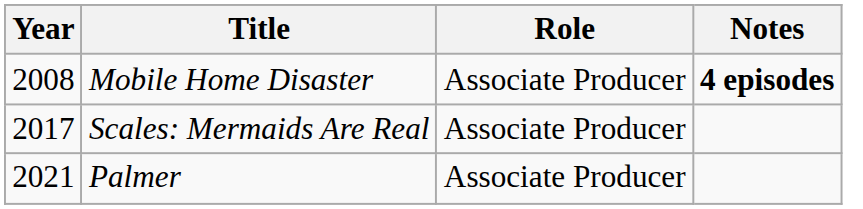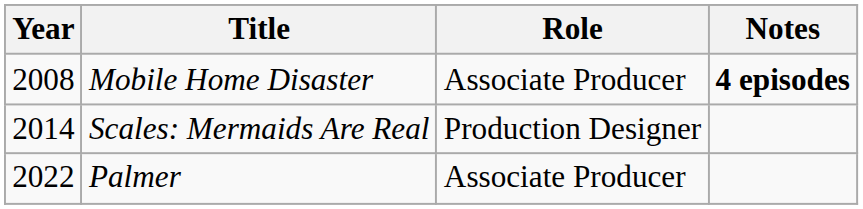(43, 128) 2017 -> (43, 128) 2014
(565, 128) Associate Producer -> (573, 128) Production Designer
(43, 177) 2021 -> (43, 177) 2022
